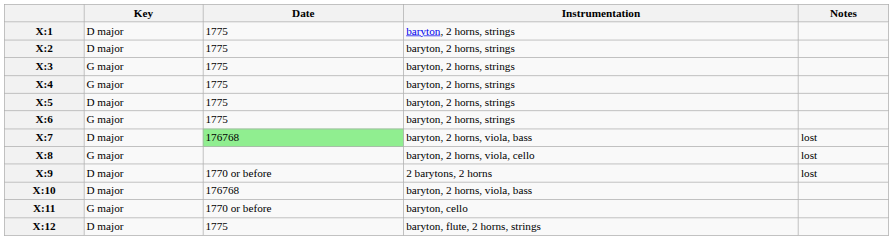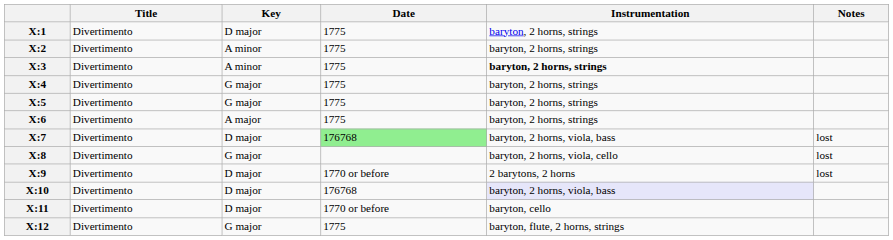+ column: (146, 13)
(105, 48) D major -> (243, 48) A minor
(105, 66) G major -> (243, 66) A minor
(460, 66) normal -> (548, 66) bold
(105, 102) D major -> (243, 102) G major
(105, 119) G major -> (243, 119) A major
(469, 191) no background -> (552, 191) lavender background
(105, 208) G major -> (243, 208) D major
(105, 226) D major -> (243, 226) G major
